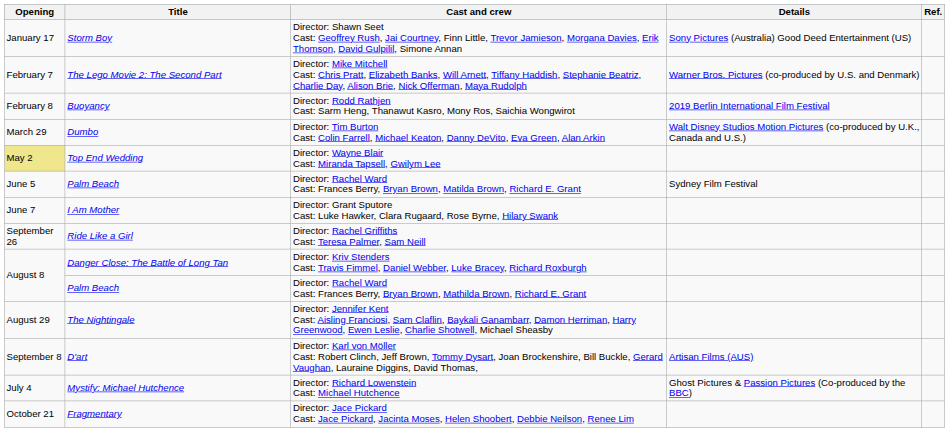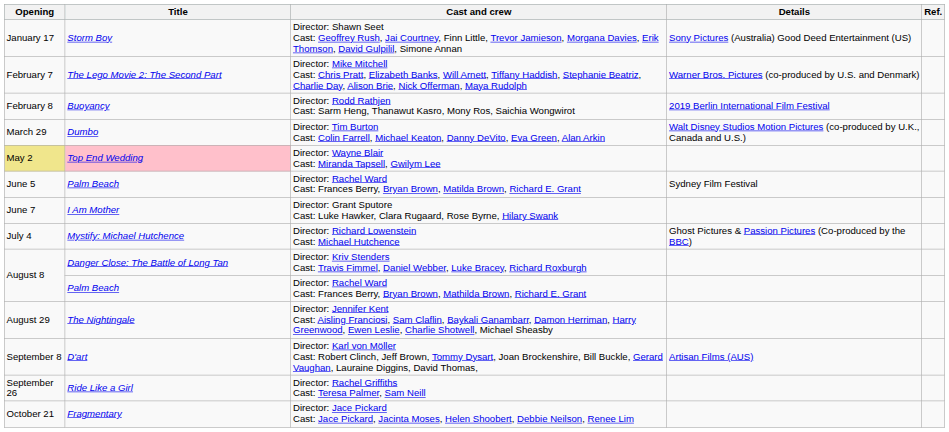(105, 158) no background -> (105, 158) pink background
rows swapped: (355, 388) <-> (359, 236)
